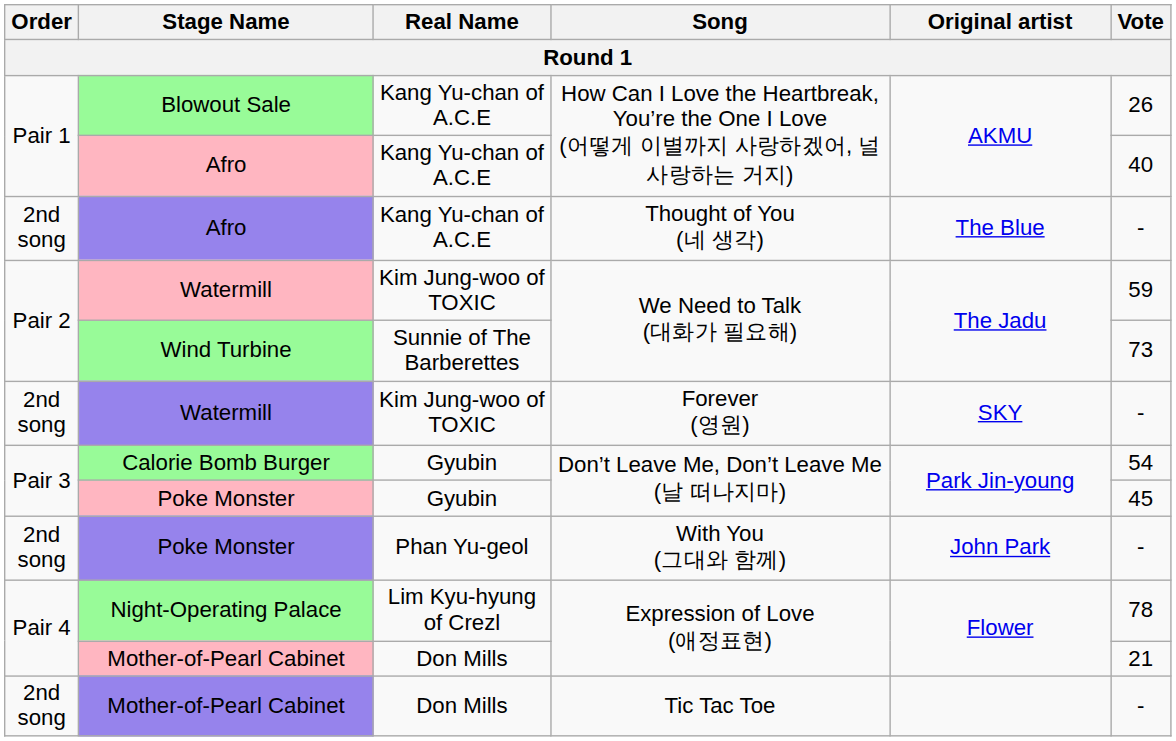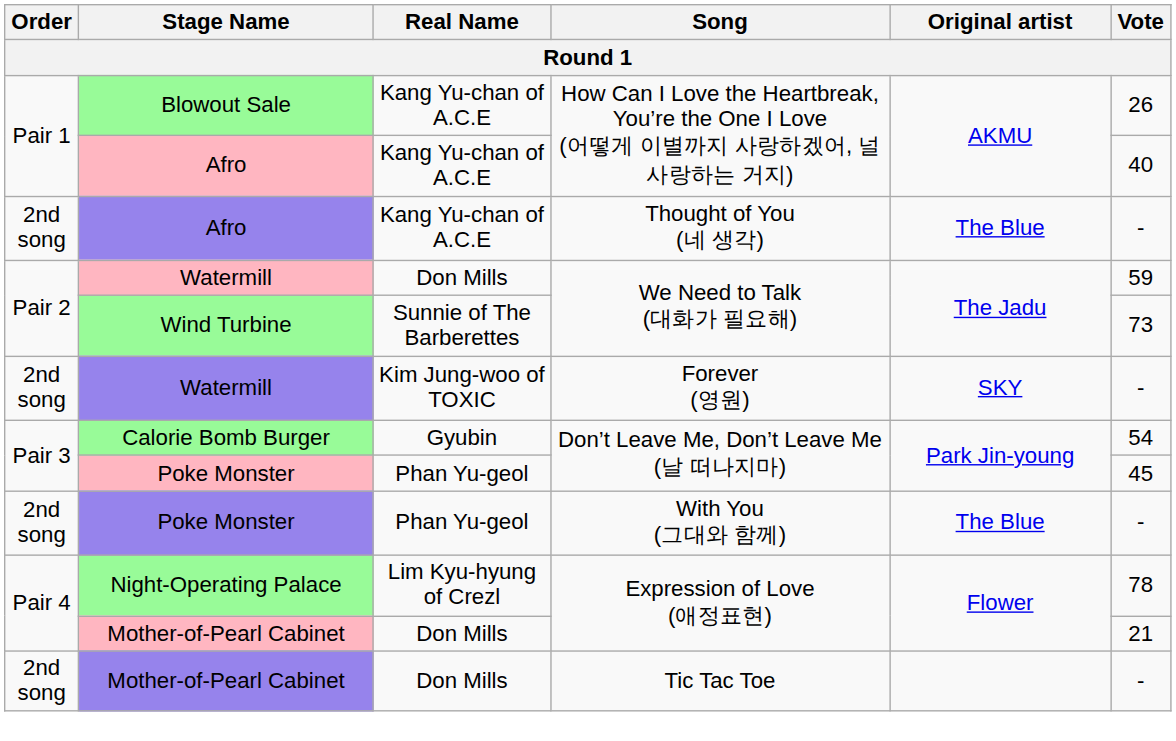(462, 290) Kim Jung-woo of TOXIC -> (462, 277) Don Mills
(462, 498) Gyubin -> (462, 473) Phan Yu-geol
(1000, 547) John Park -> (1000, 522) The Blue
